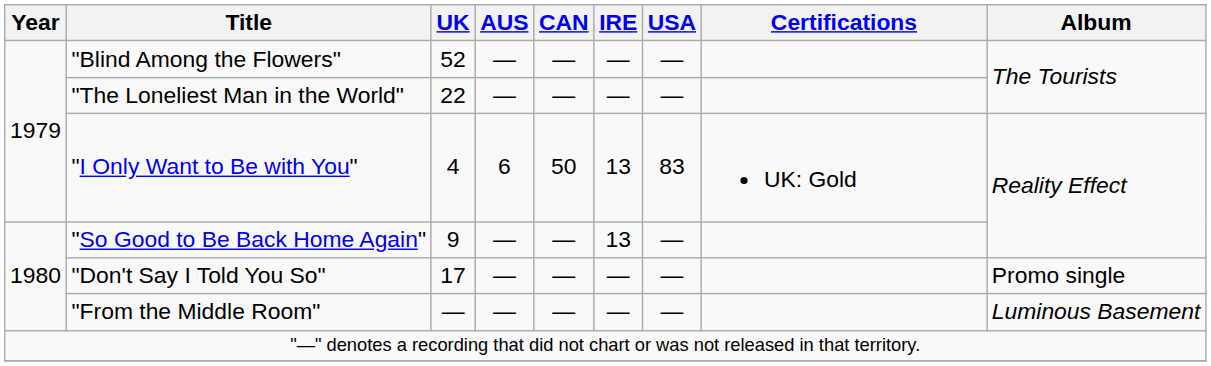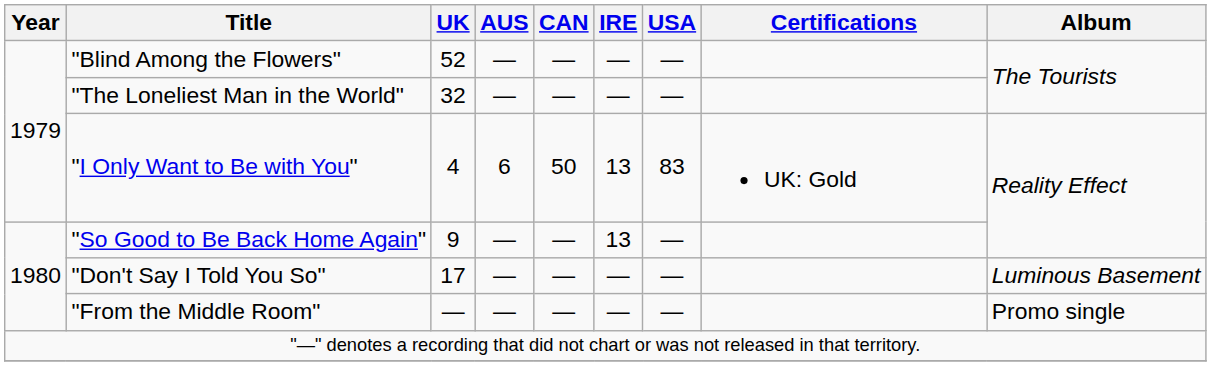(453, 95) 22 -> (453, 95) 32
(1059, 275) Promo single -> (1096, 275) Luminous Basement
(1096, 311) Luminous Basement -> (1059, 311) Promo single
